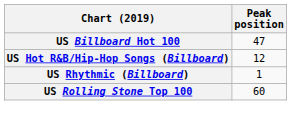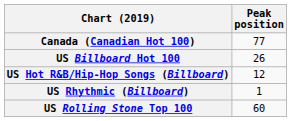+ row: (118, 41)
(259, 41) 47 -> (259, 58) 26
